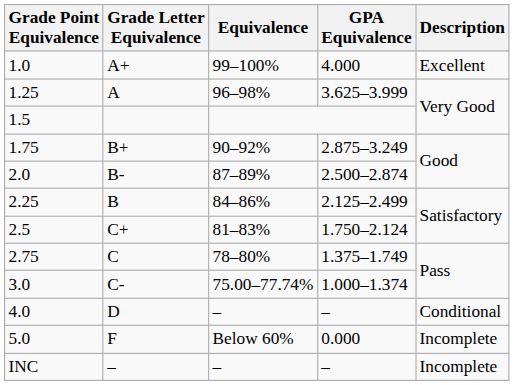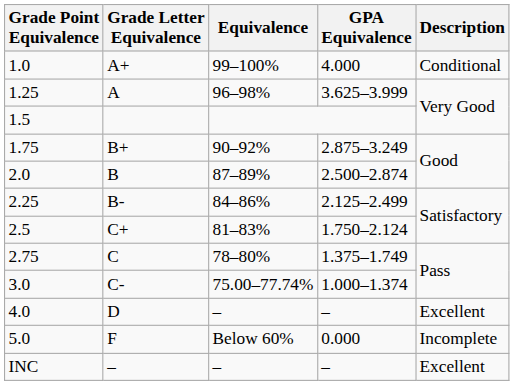(452, 65) Excellent -> (460, 65) Conditional
(116, 174) B- -> (113, 174) B
(113, 202) B -> (116, 202) B-
(460, 311) Conditional -> (452, 311) Excellent
(458, 366) Incomplete -> (452, 366) Excellent
